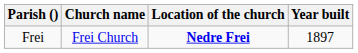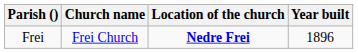(320, 37) 1897 -> (320, 37) 1896
